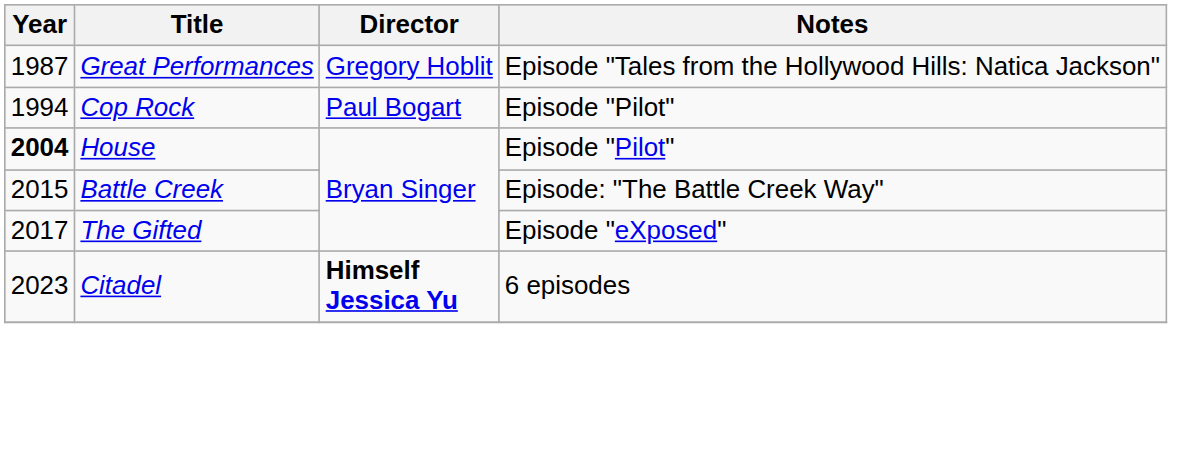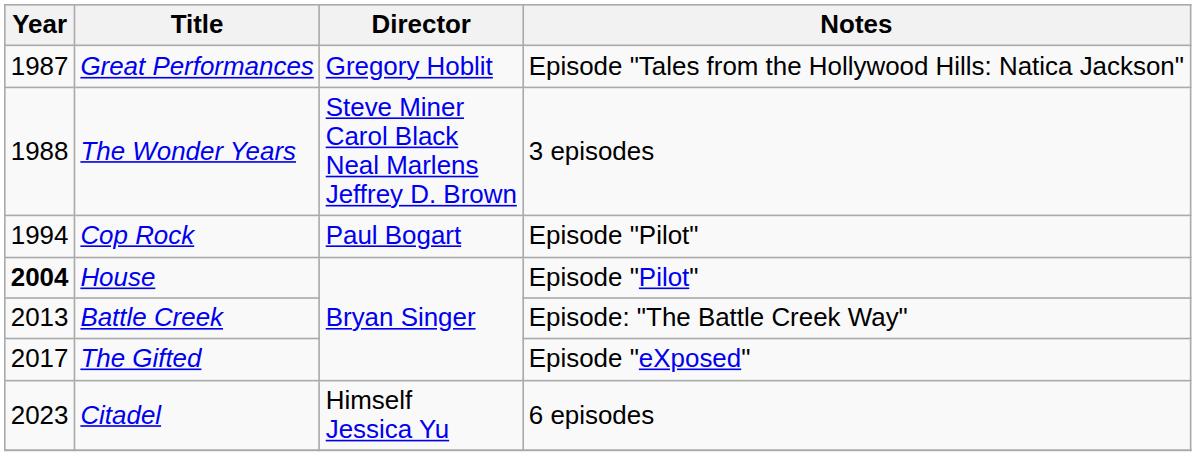+ row: (188, 151)
(40, 189) 2015 -> (40, 318) 2013
(392, 286) bold -> (387, 414) normal
